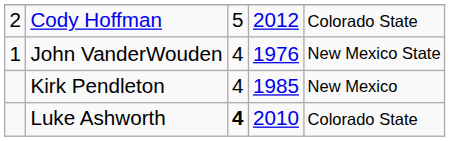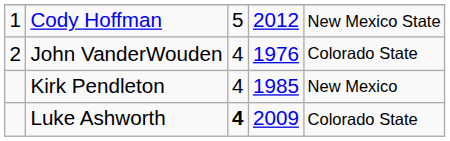(15, 20) 2 -> (15, 20) 1
(363, 21) Colorado State -> (374, 21) New Mexico State
(15, 53) 1 -> (15, 53) 2
(374, 54) New Mexico State -> (363, 54) Colorado State
(276, 119) 2010 -> (276, 119) 2009
